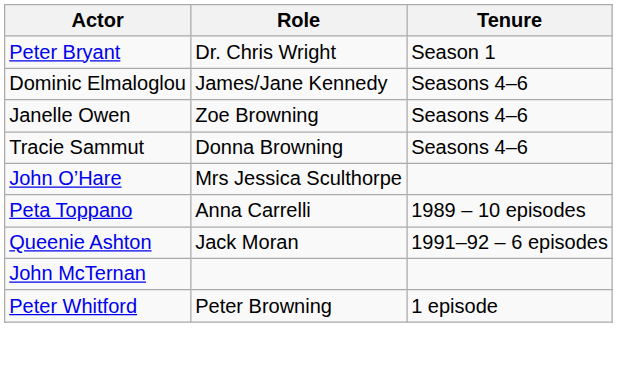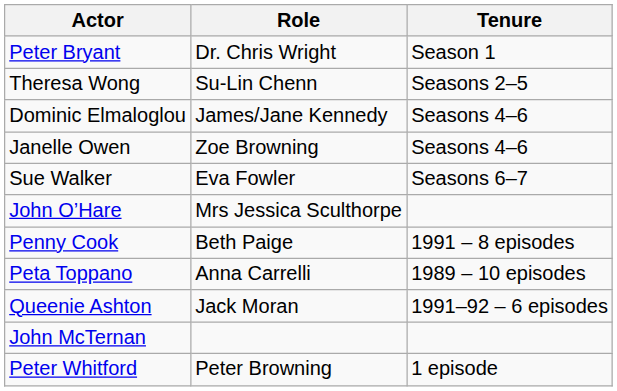+ row: (75, 83)
- row: (77, 147)
+ row: (61, 178)
+ row: (64, 242)
